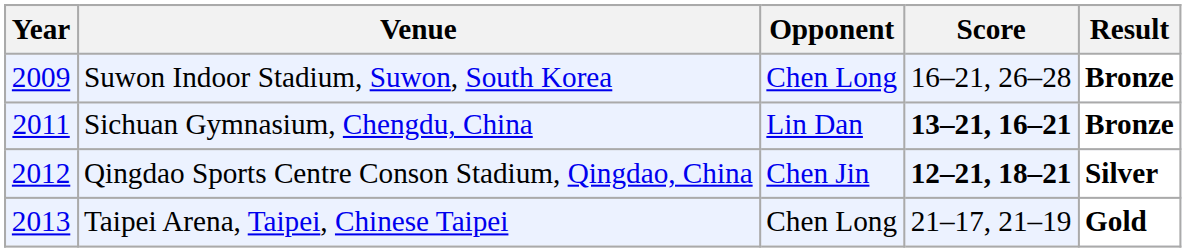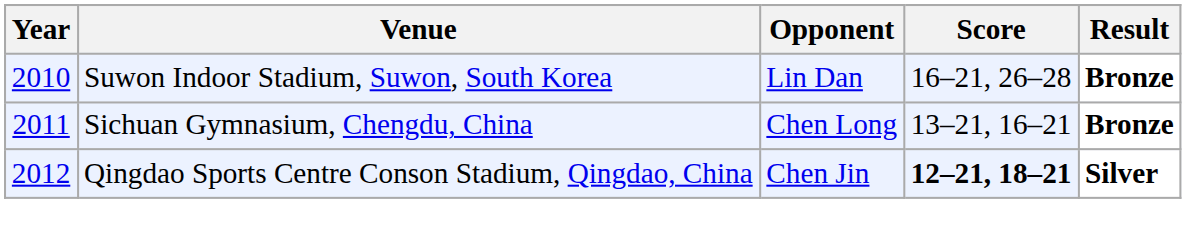(41, 77) 2009 -> (41, 77) 2010
(832, 77) Chen Long -> (815, 77) Lin Dan
(815, 125) Lin Dan -> (832, 125) Chen Long
(991, 125) bold -> (991, 125) normal
- row: (296, 221)
